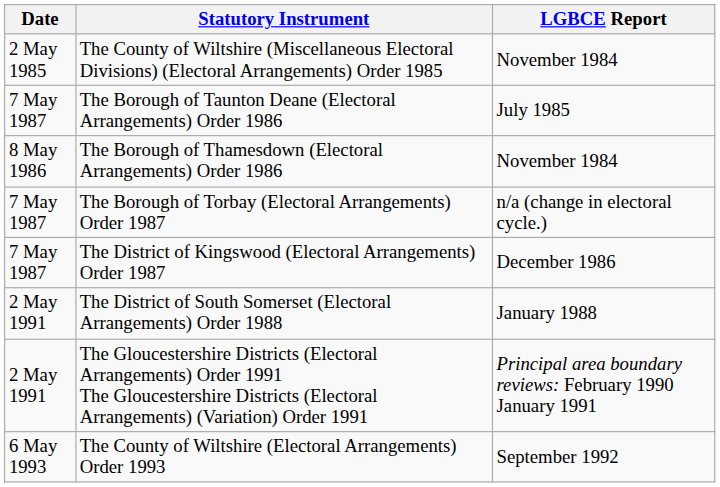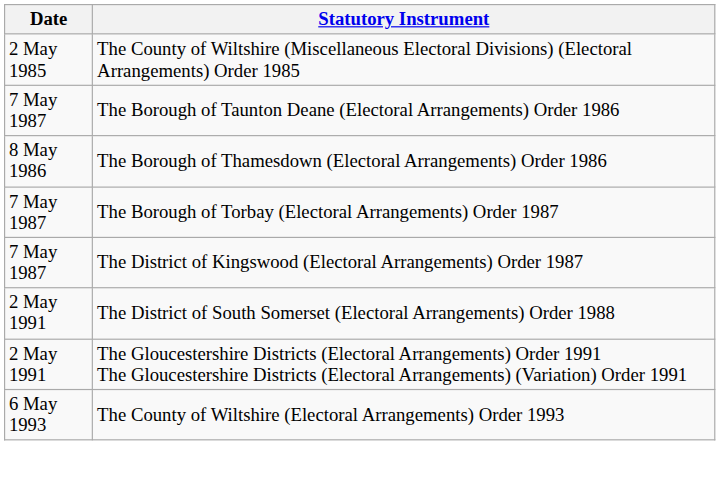- column: (603, 19)
